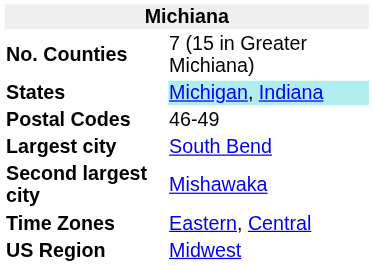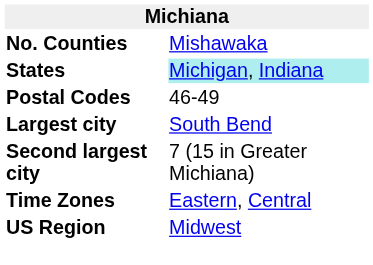(238, 54) 7 (15 in Greater Michiana) -> (218, 43) Mishawaka
(218, 185) Mishawaka -> (238, 163) 7 (15 in Greater Michiana)
